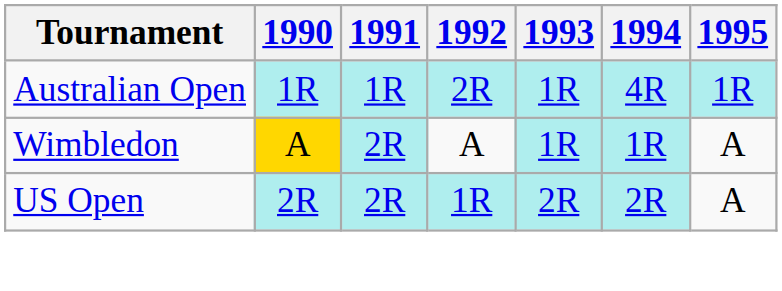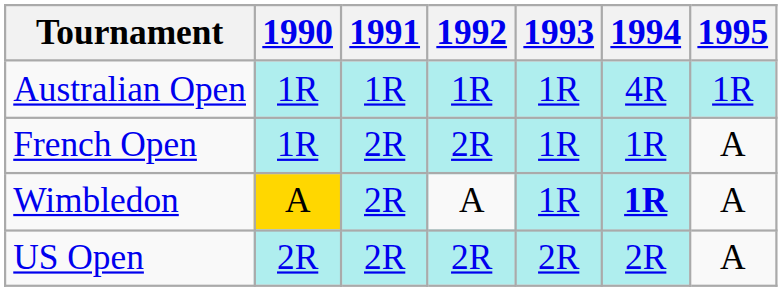(472, 88) 2R -> (472, 88) 1R
+ row: (105, 144)
(646, 144) normal -> (646, 200) bold
(472, 200) 1R -> (472, 256) 2R
